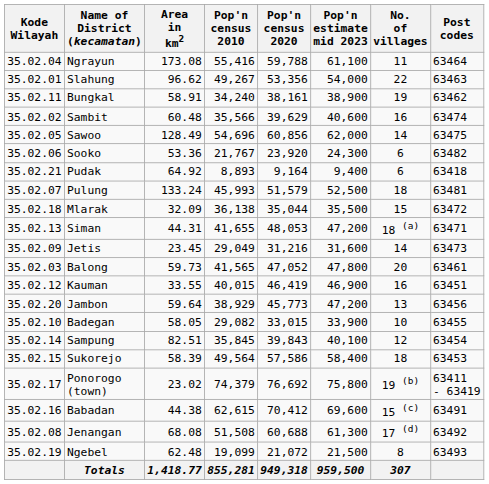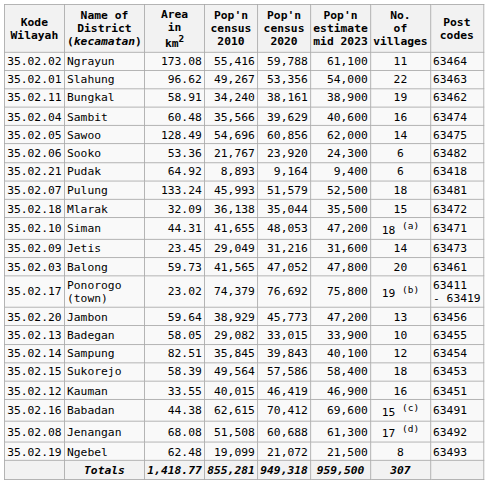(34, 61) 35.02.04 -> (34, 61) 35.02.02
(34, 116) 35.02.02 -> (34, 116) 35.02.04
(34, 228) 35.02.13 -> (34, 228) 35.02.10
rows swapped: (87, 285) <-> (94, 384)
(34, 322) 35.02.10 -> (34, 335) 35.02.13
